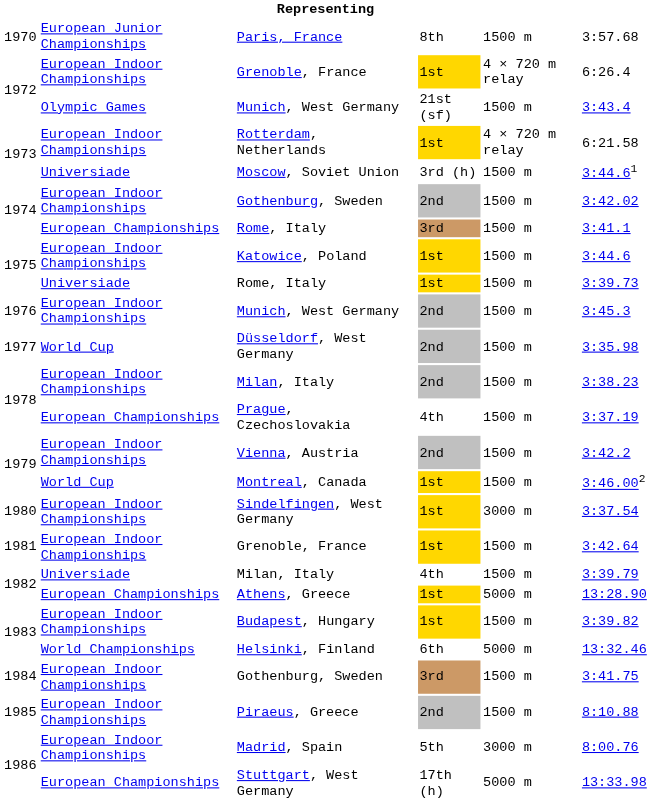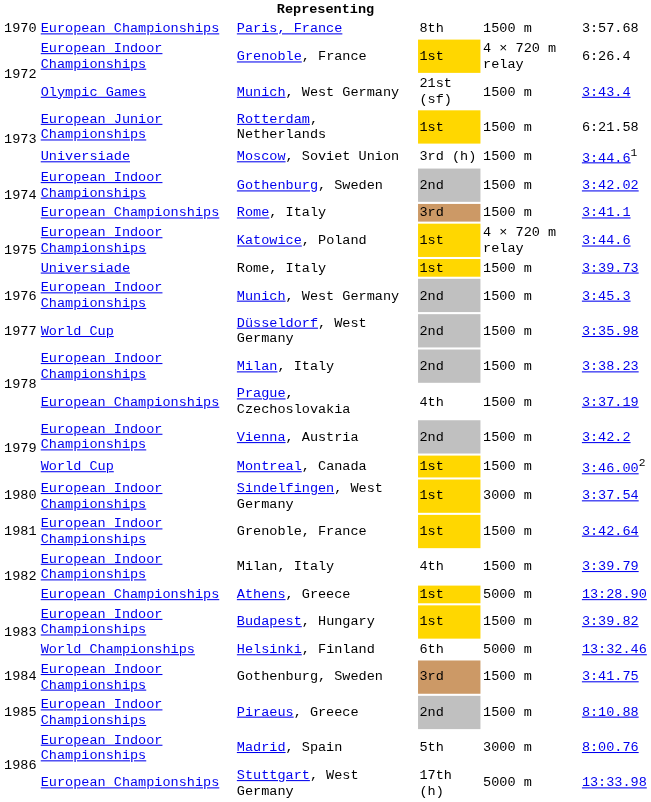(102, 36) European Junior Championships -> (130, 29) European Championships
(102, 143) European Indoor Championships -> (102, 127) European Junior Championships
(520, 143) 4 × 720 m relay -> (507, 127) 1500 m
(507, 256) 1500 m -> (520, 241) 4 × 720 m relay
(85, 574) Universiade -> (102, 567) European Indoor Championships
